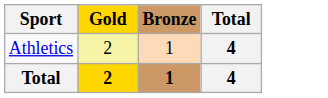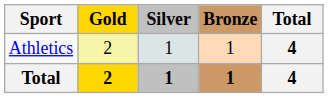+ column: (169, 18)
